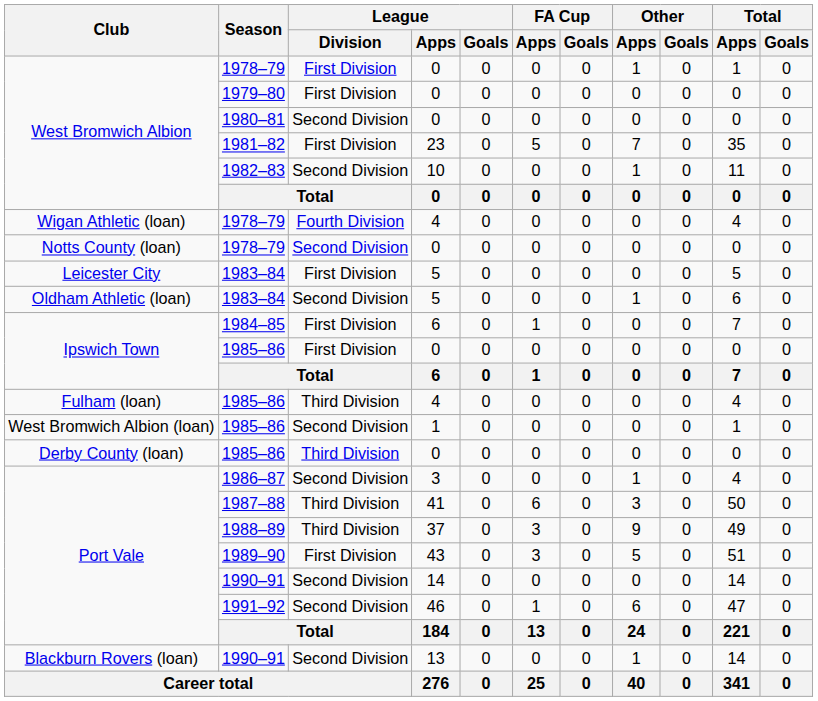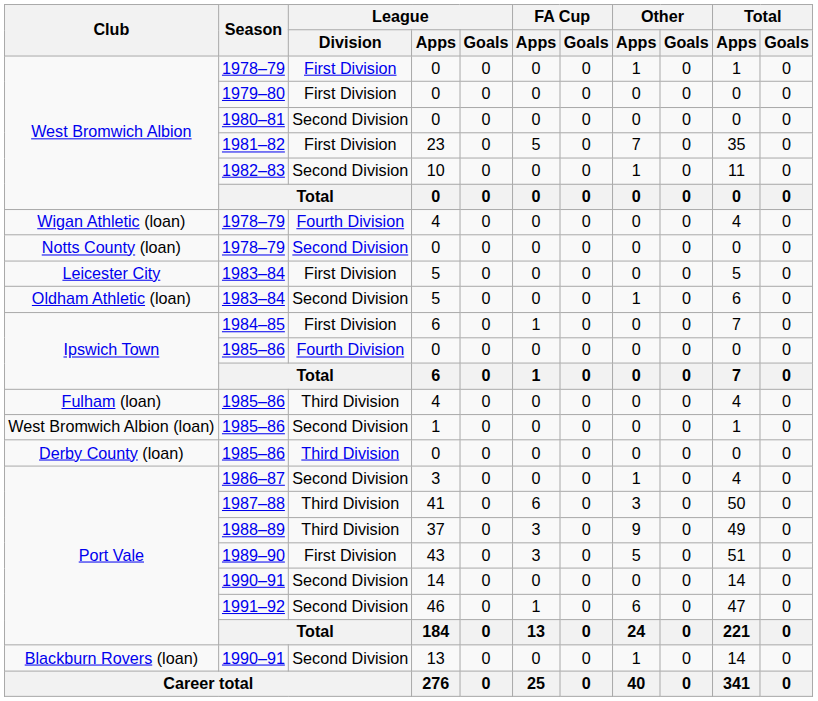(350, 350) First Division -> (350, 350) Fourth Division
